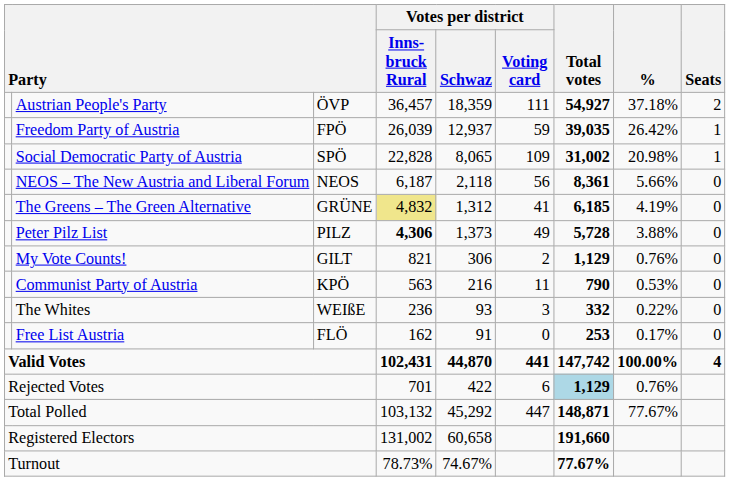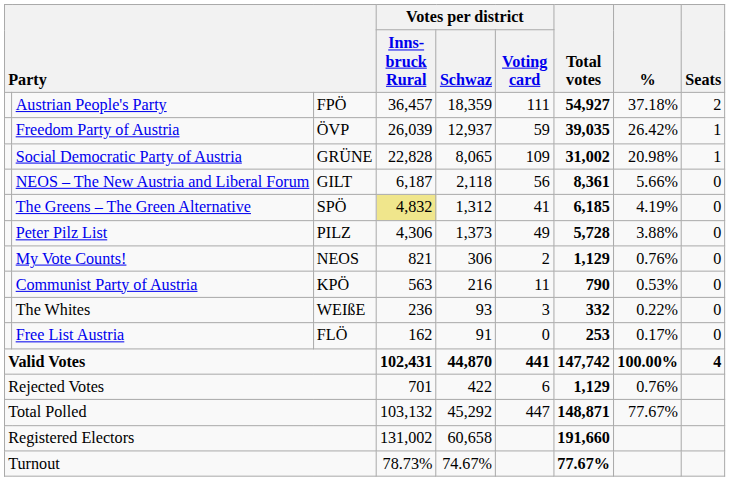(333, 104) ÖVP -> (332, 104) FPÖ
(332, 130) FPÖ -> (333, 130) ÖVP
(332, 156) SPÖ -> (345, 156) GRÜNE
(338, 181) NEOS -> (334, 181) GILT
(345, 207) GRÜNE -> (332, 207) SPÖ
(414, 233) bold -> (414, 233) normal
(334, 258) GILT -> (338, 258) NEOS
(592, 386) lightblue background -> (592, 386) no background
